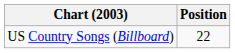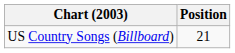(203, 36) 22 -> (203, 36) 21
